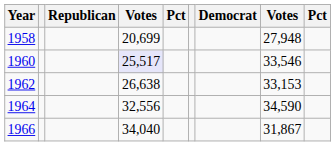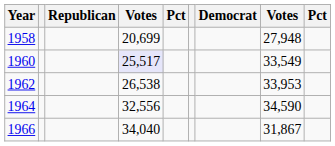(282, 61) 33,546 -> (282, 61) 33,549
(141, 84) 26,638 -> (141, 84) 26,538
(282, 84) 33,153 -> (282, 84) 33,953
